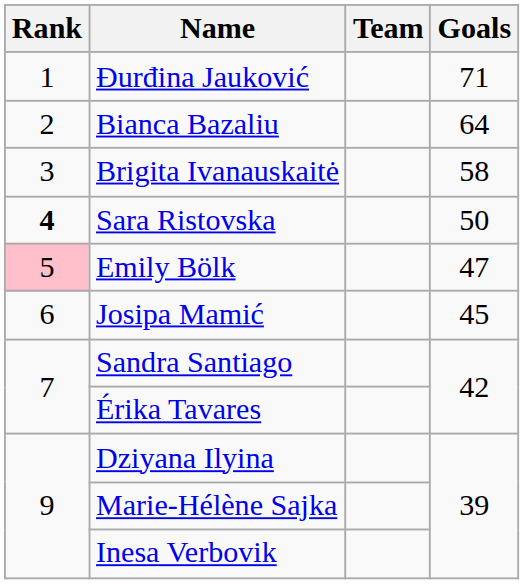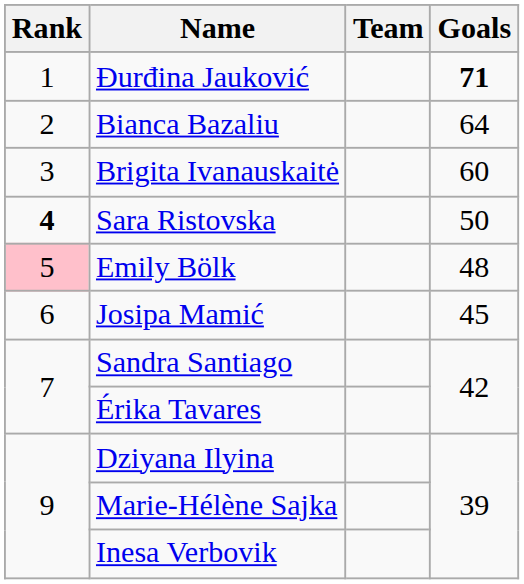(474, 76) normal -> (474, 76) bold
(474, 171) 58 -> (474, 171) 60
(474, 266) 47 -> (474, 266) 48
